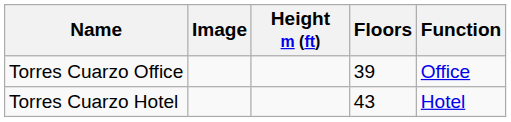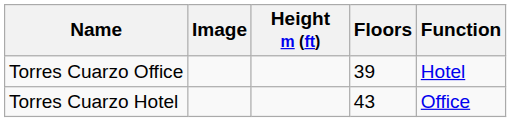(445, 71) Office -> (443, 71) Hotel
(443, 101) Hotel -> (445, 101) Office
